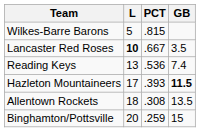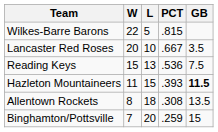+ column: (132, 14)
(132, 49) bold -> (150, 49) normal
(179, 66) 7.4 -> (196, 66) 7.5
(132, 84) 17 -> (150, 84) 15
